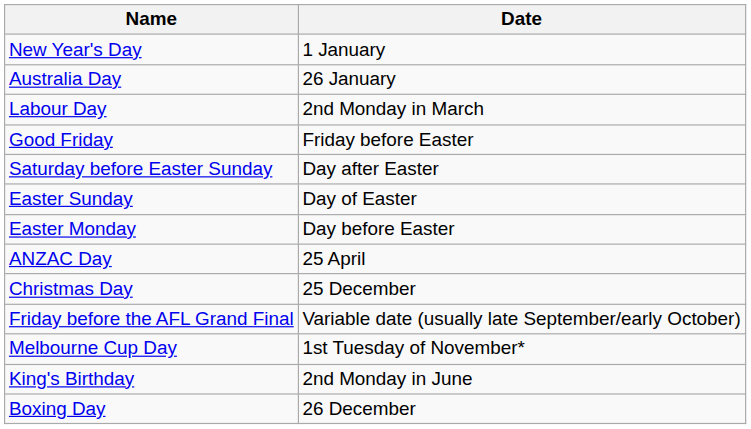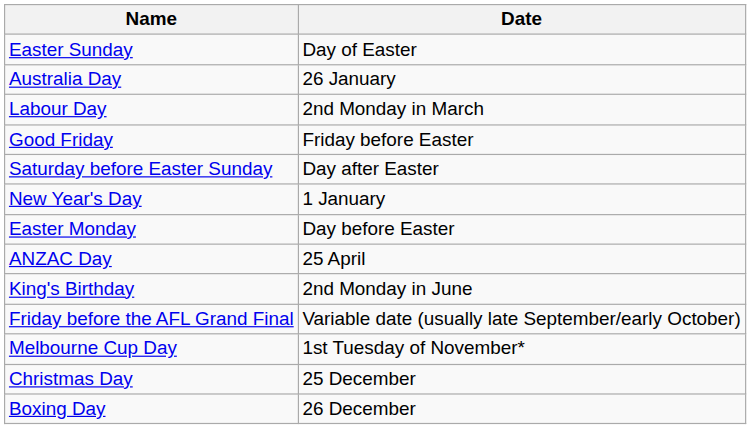rows swapped: (75, 49) <-> (71, 199)
rows swapped: (72, 378) <-> (71, 288)
